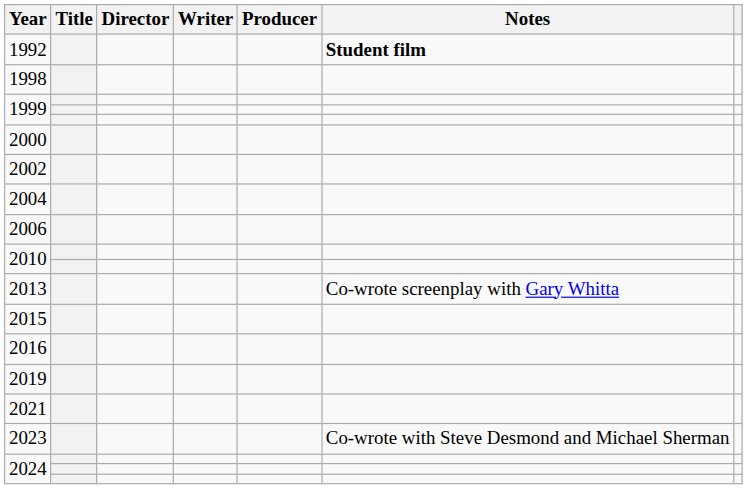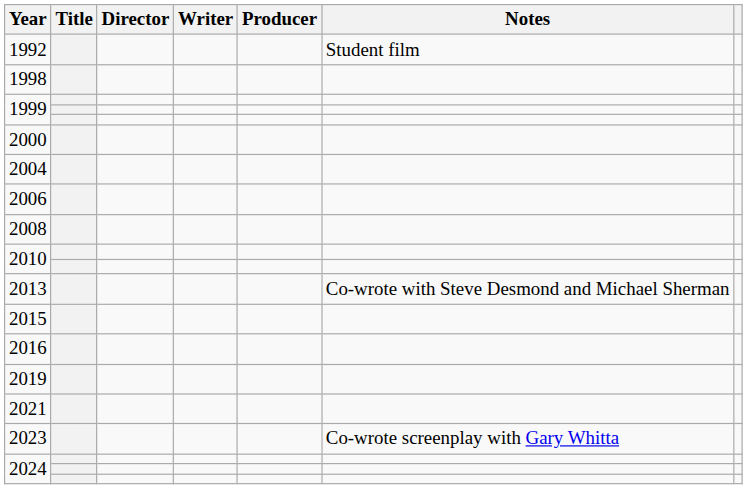(376, 49) bold -> (373, 49) normal
- row: (28, 169)
+ row: (28, 229)
(472, 288) Co-wrote screenplay with Gary Whitta -> (528, 288) Co-wrote with Steve Desmond and Michael Sherman
(528, 438) Co-wrote with Steve Desmond and Michael Sherman -> (472, 438) Co-wrote screenplay with Gary Whitta
